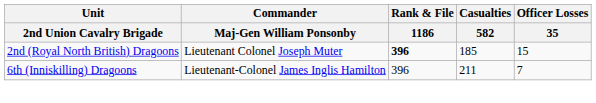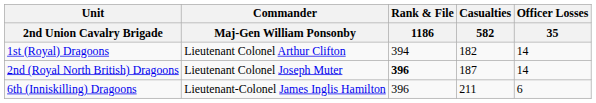+ row: (58, 51)
(468, 51) 185 -> (468, 70) 187
(523, 51) 15 -> (523, 70) 14
(520, 70) 7 -> (520, 88) 6
